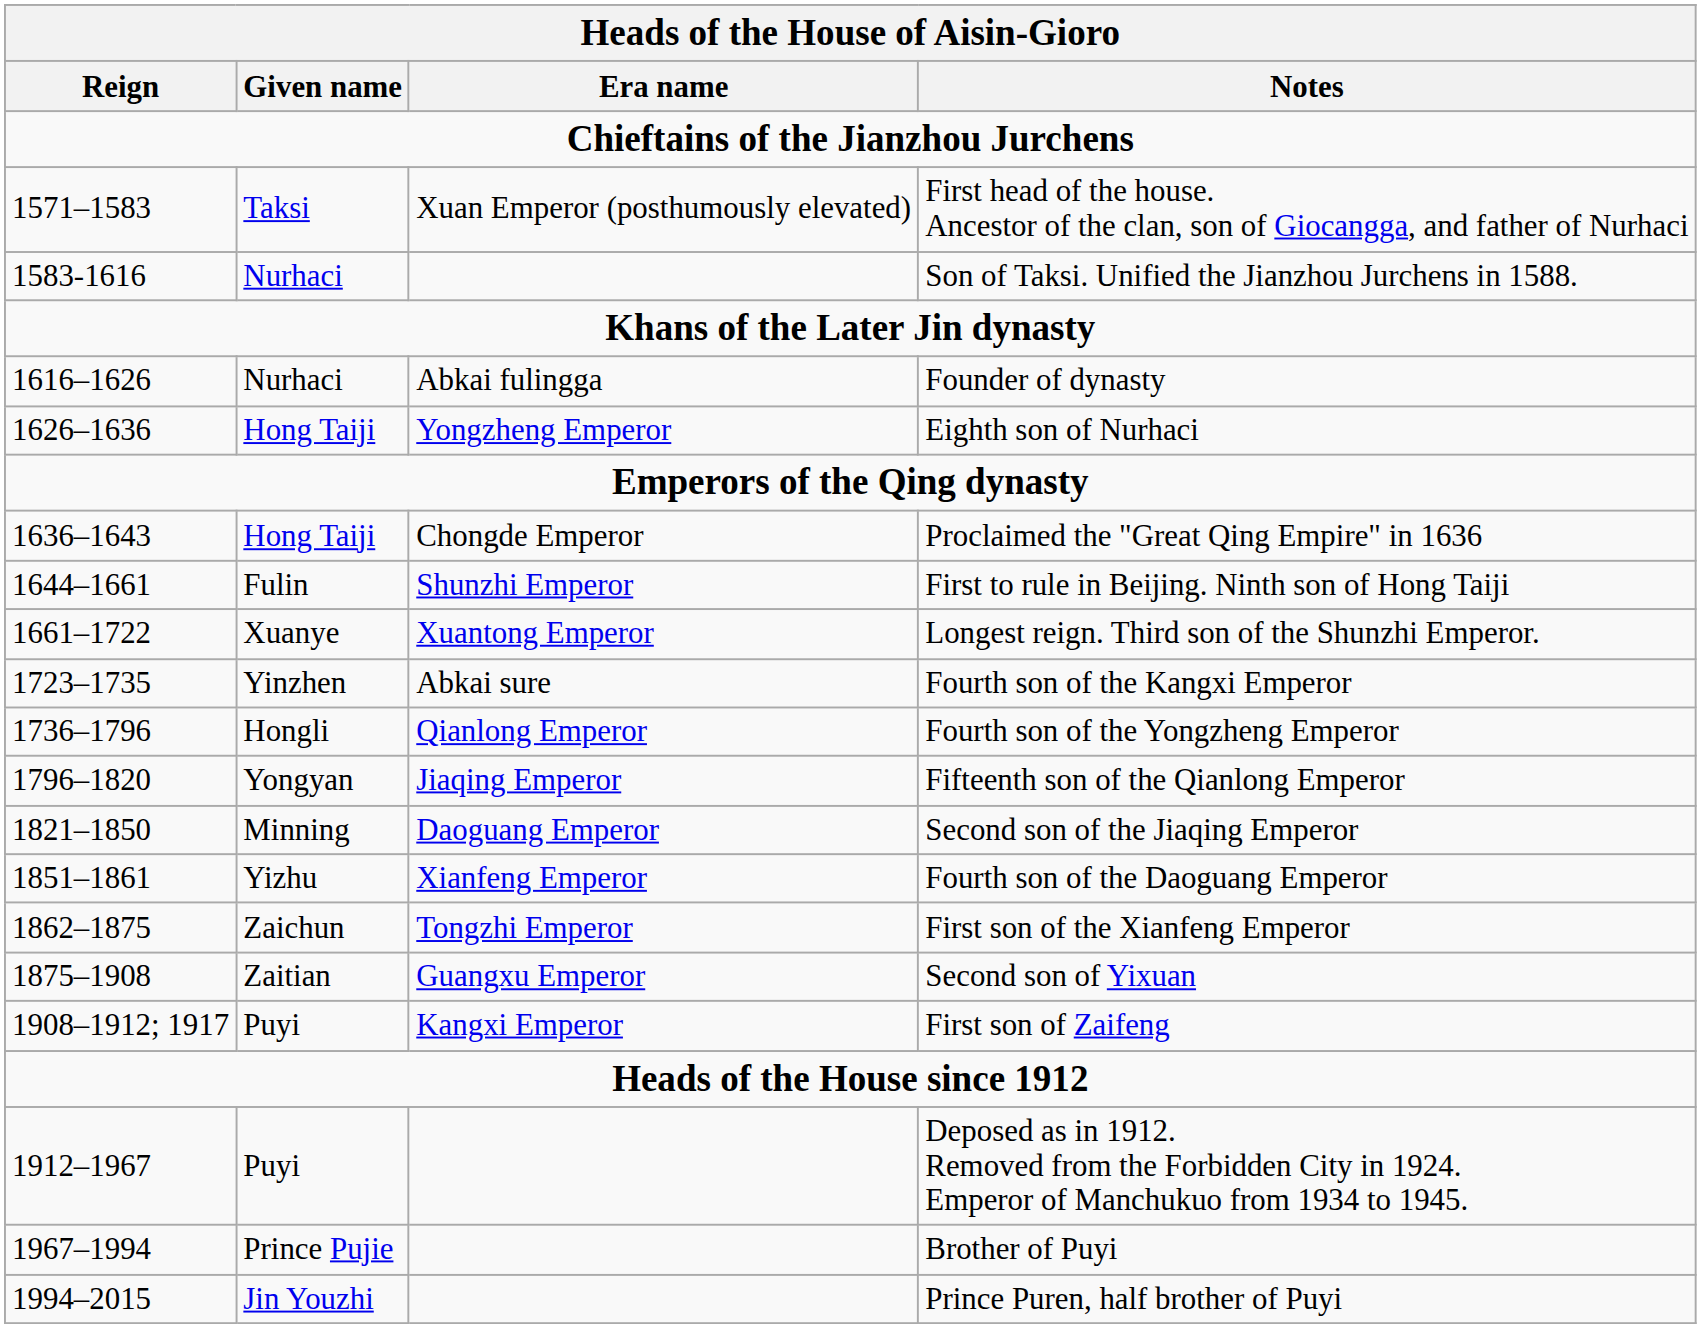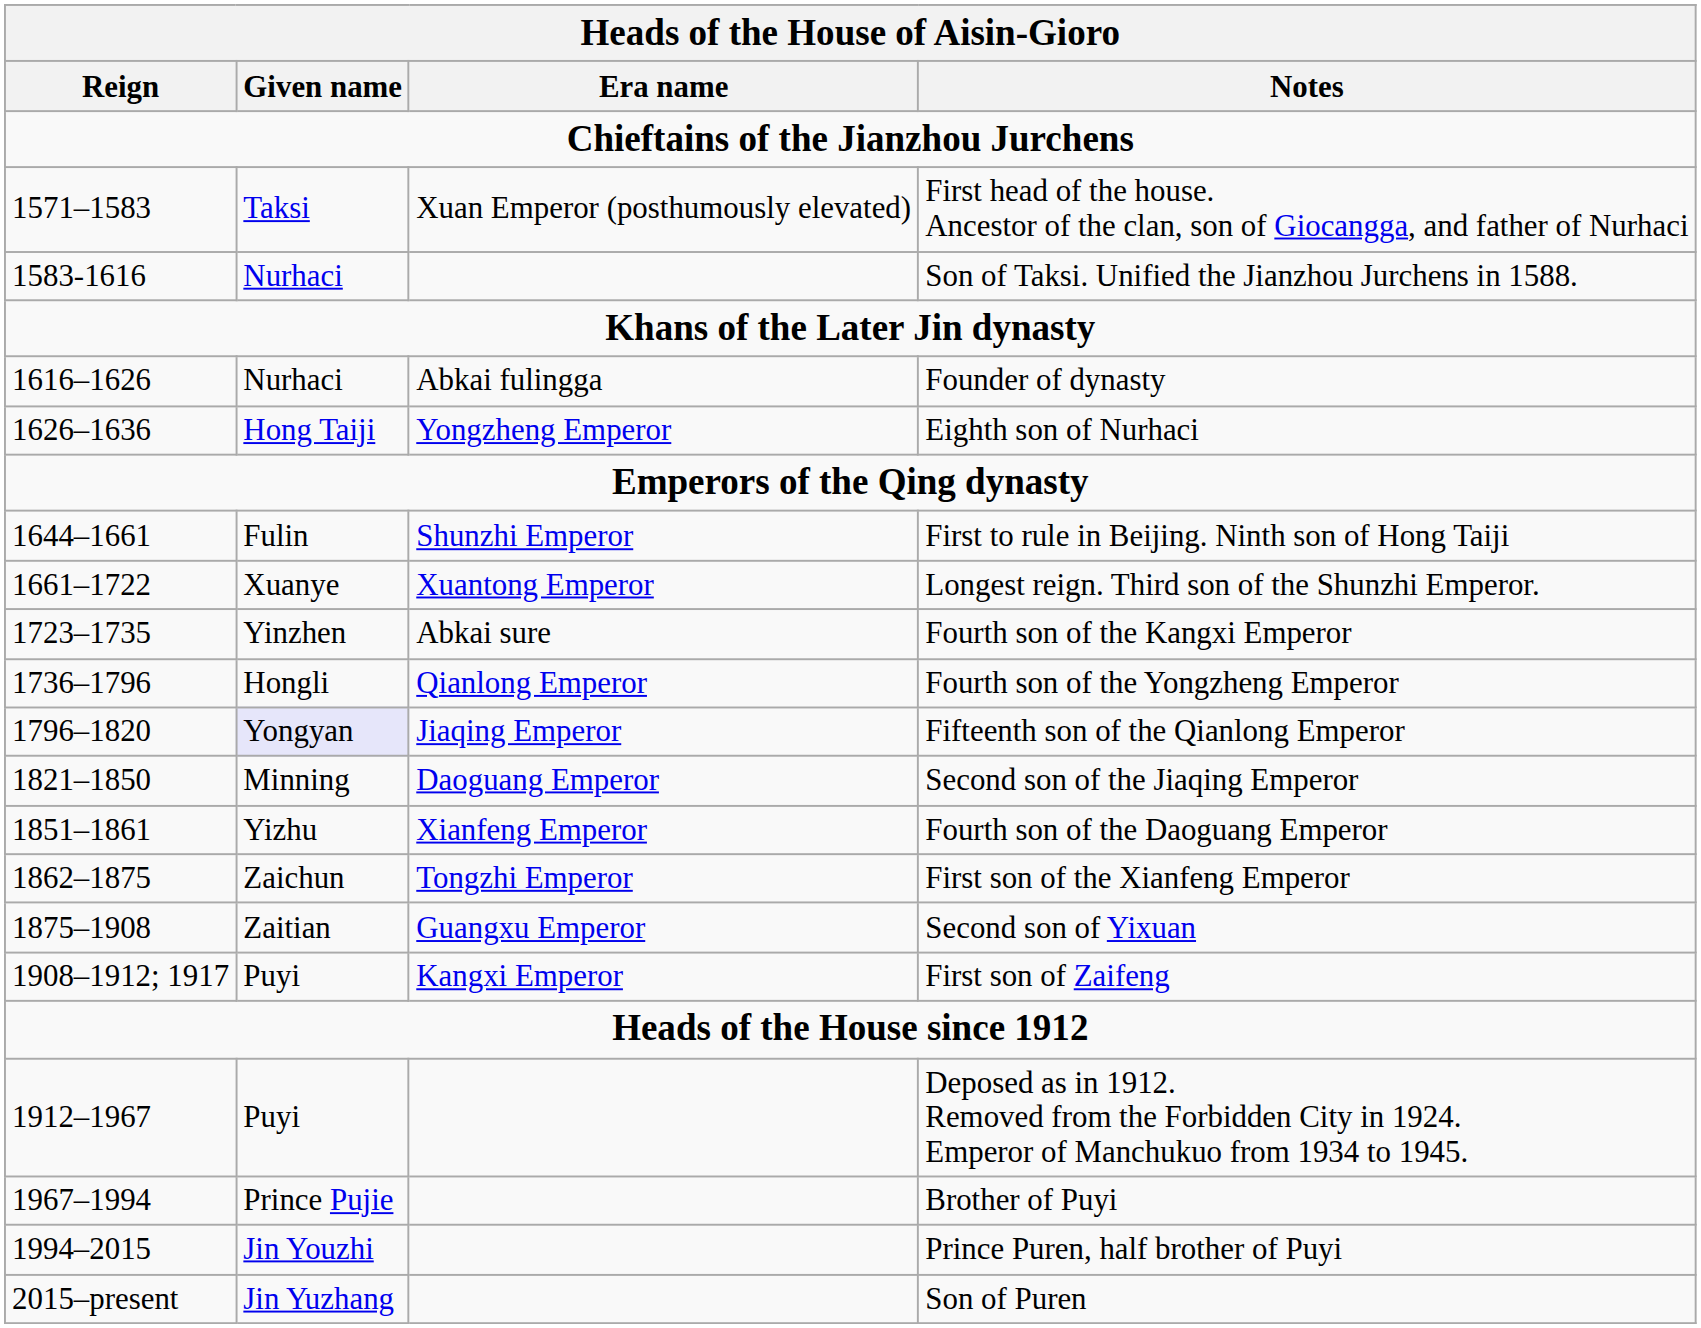- row: (1204, 535)
(298, 780) no background -> (298, 731) lavender background
+ row: (1006, 1298)
